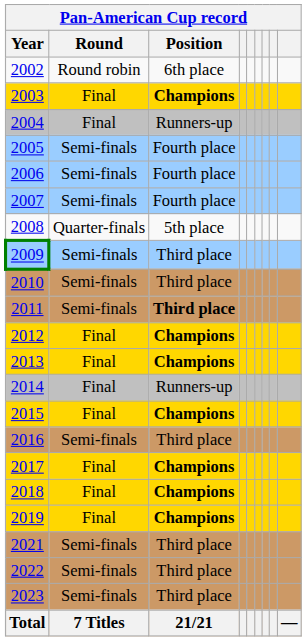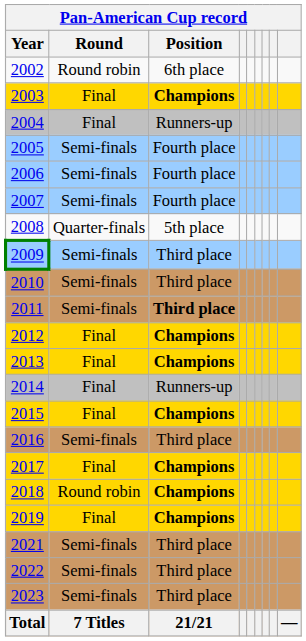(99, 492) Final -> (99, 492) Round robin
